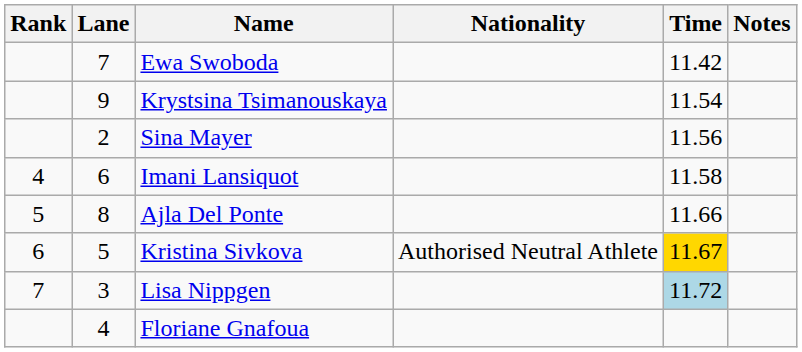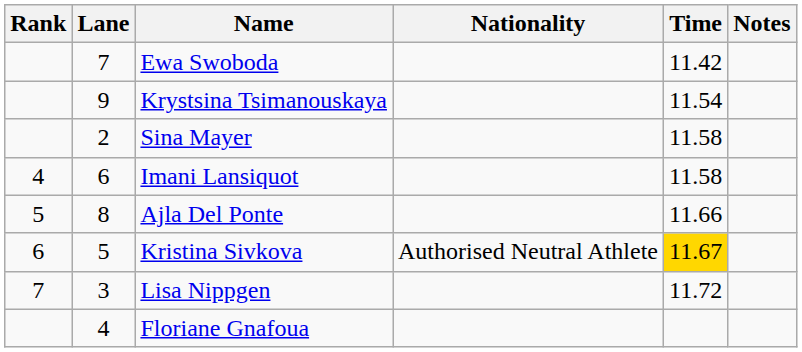(696, 137) 11.56 -> (696, 137) 11.58
(696, 289) lightblue background -> (696, 289) no background
